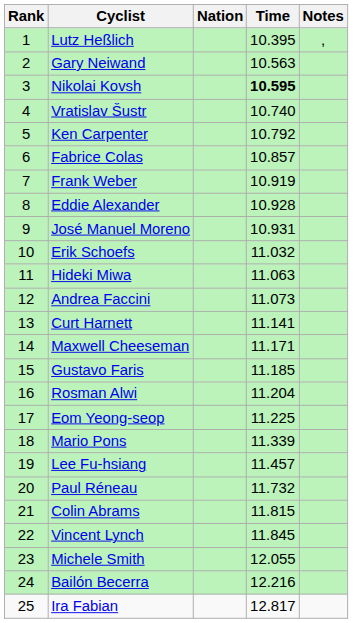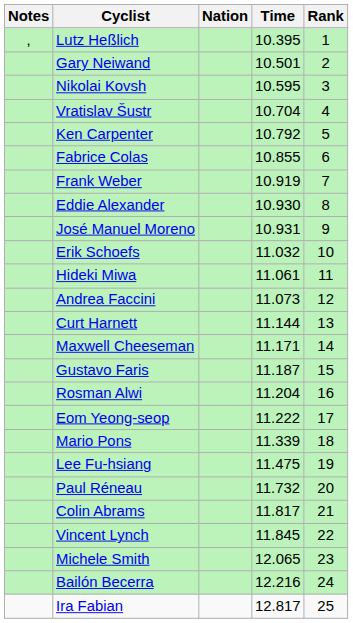columns swapped: (26, 16) <-> (323, 16)
(273, 63) 10.563 -> (278, 63) 10.501
(273, 87) bold -> (278, 87) normal
(273, 110) 10.740 -> (278, 110) 10.704
(273, 157) 10.857 -> (278, 157) 10.855
(273, 205) 10.928 -> (278, 205) 10.930
(273, 275) 11.063 -> (278, 275) 11.061
(273, 323) 11.141 -> (278, 323) 11.144
(273, 370) 11.185 -> (278, 370) 11.187
(273, 417) 11.225 -> (278, 417) 11.222
(273, 464) 11.457 -> (278, 464) 11.475
(273, 511) 11.815 -> (278, 511) 11.817
(273, 559) 12.055 -> (278, 559) 12.065
